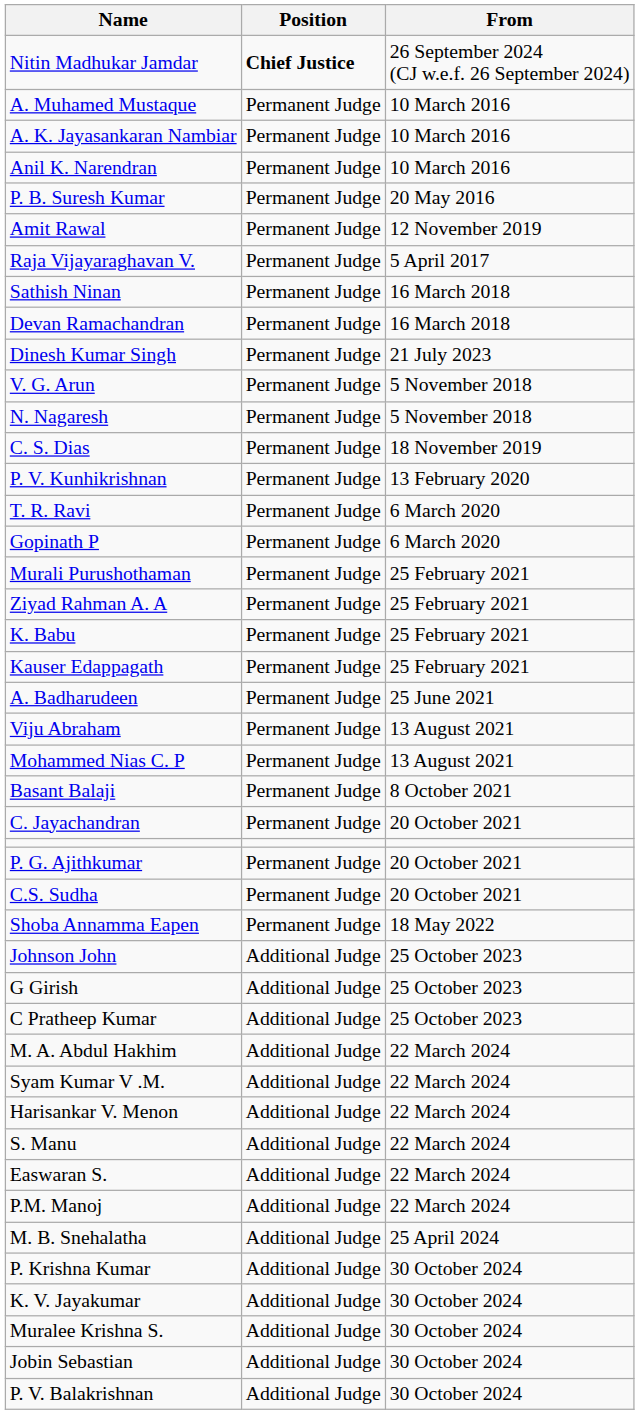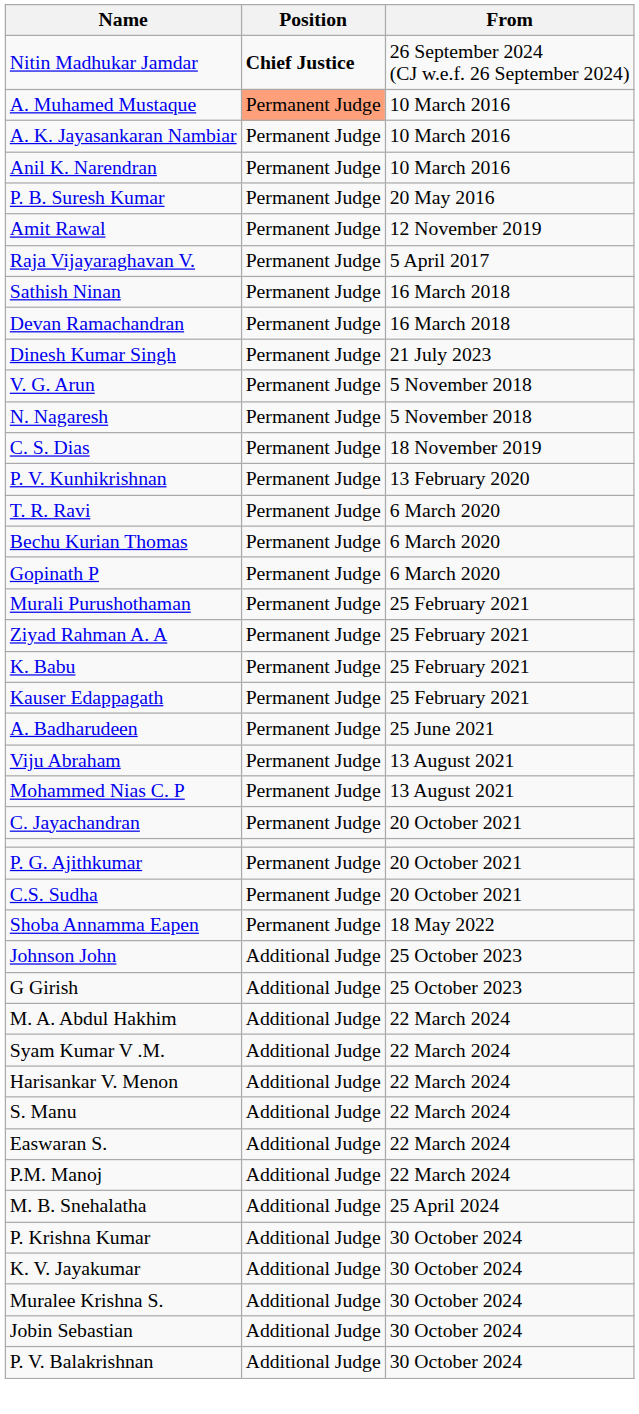(313, 104) no background -> (313, 104) lightsalmon background
+ row: (99, 541)
- row: (63, 791)
- row: (83, 1018)
